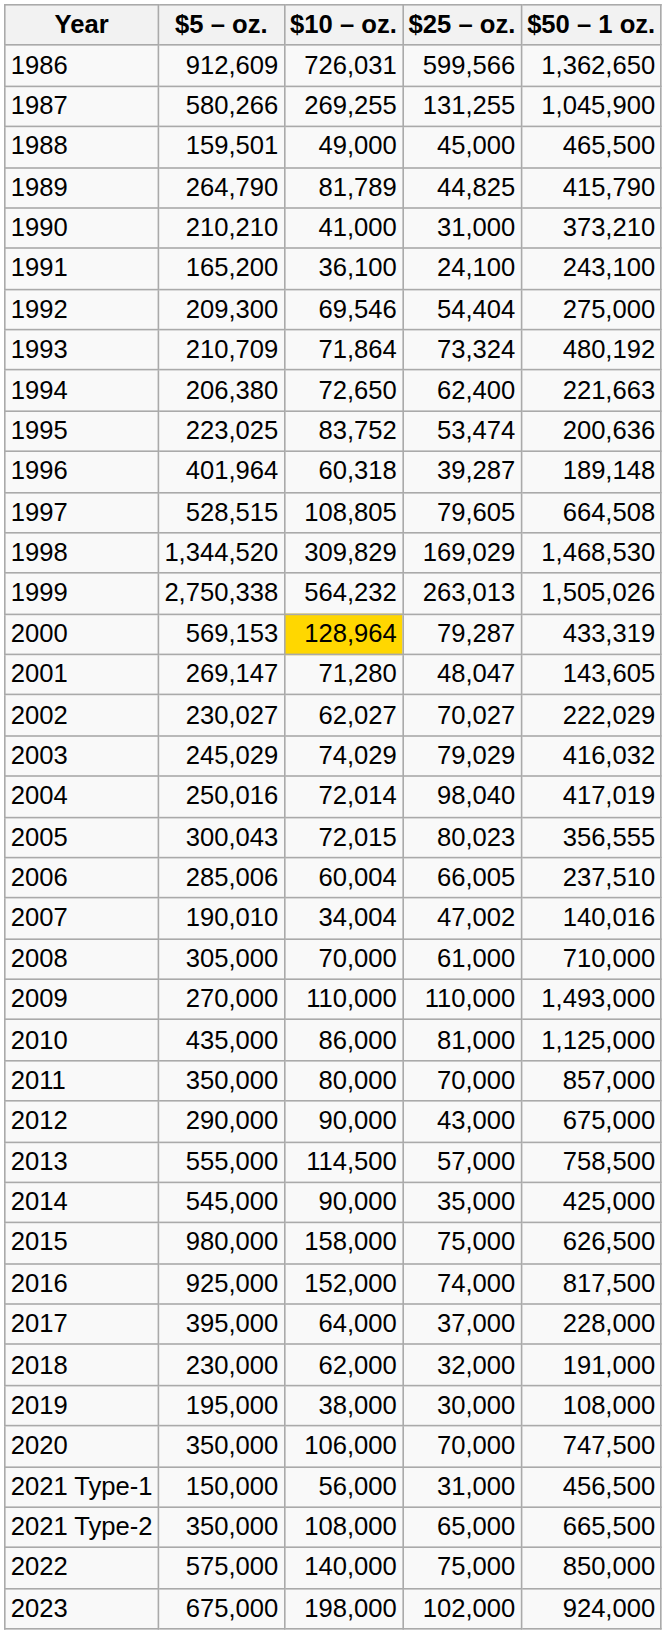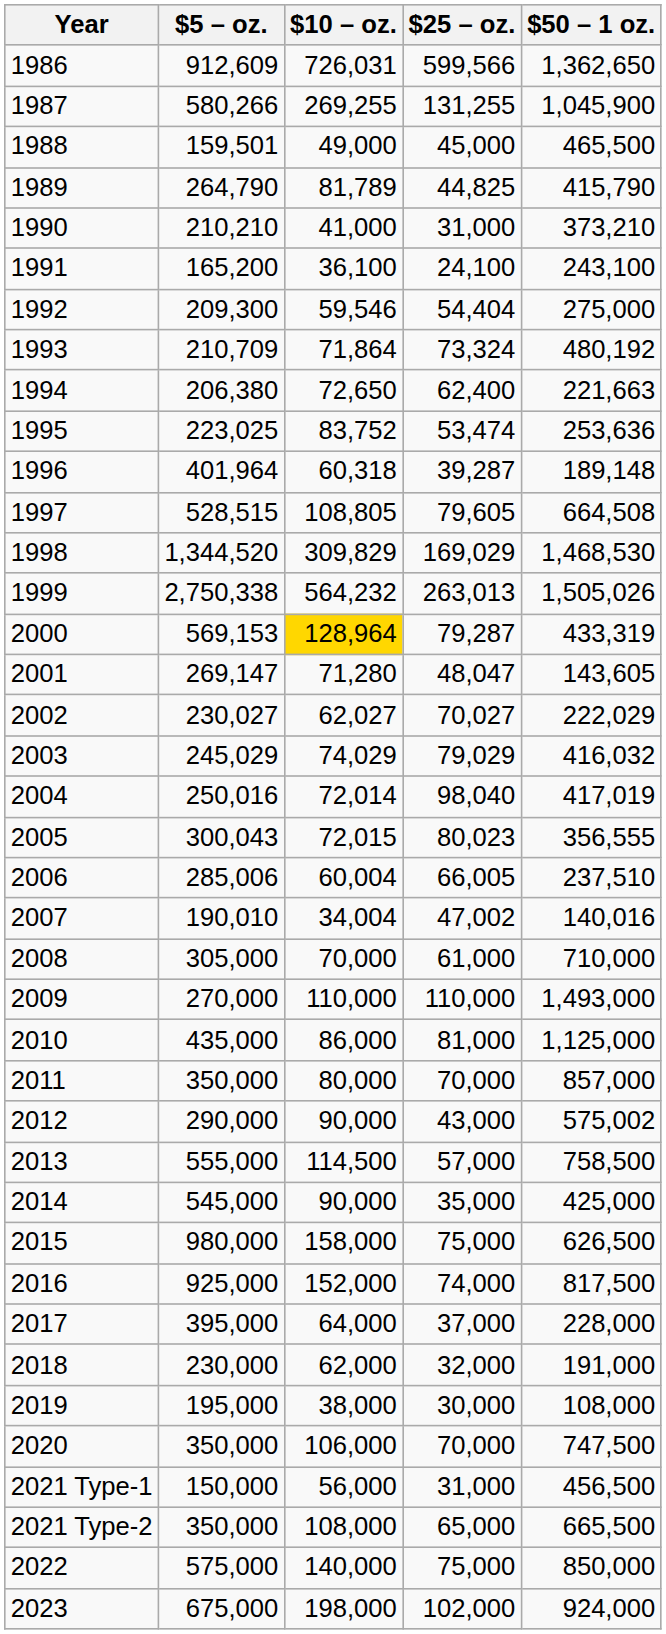(358, 308) 69,546 -> (358, 308) 59,546
(609, 430) 200,636 -> (609, 430) 253,636
(609, 1120) 675,000 -> (609, 1120) 575,002
